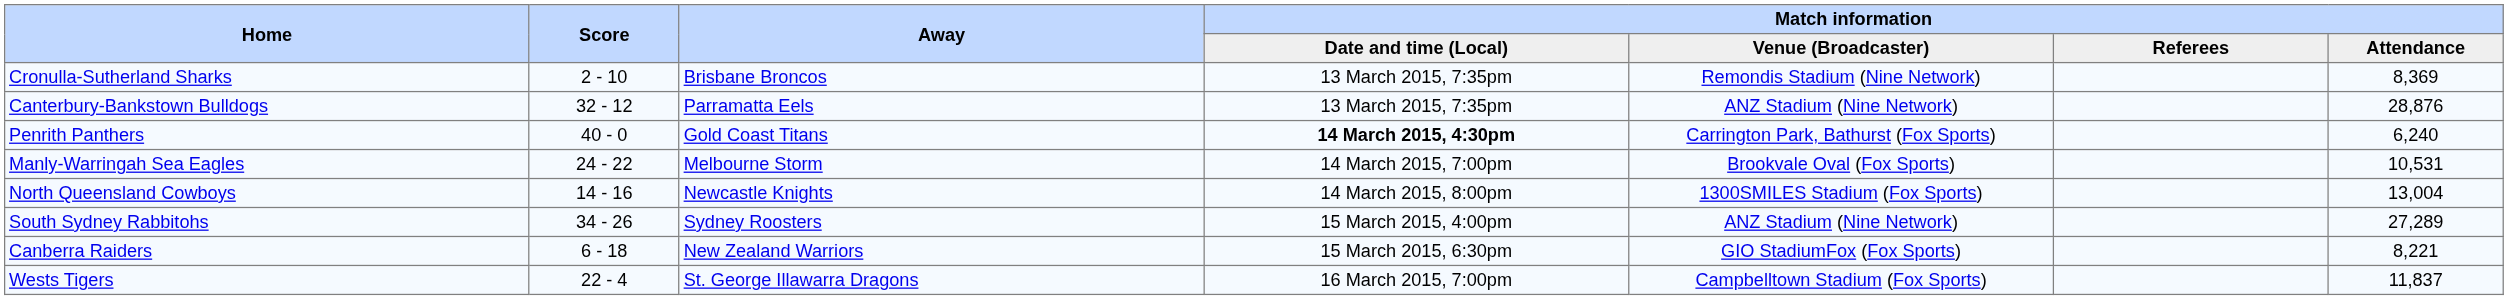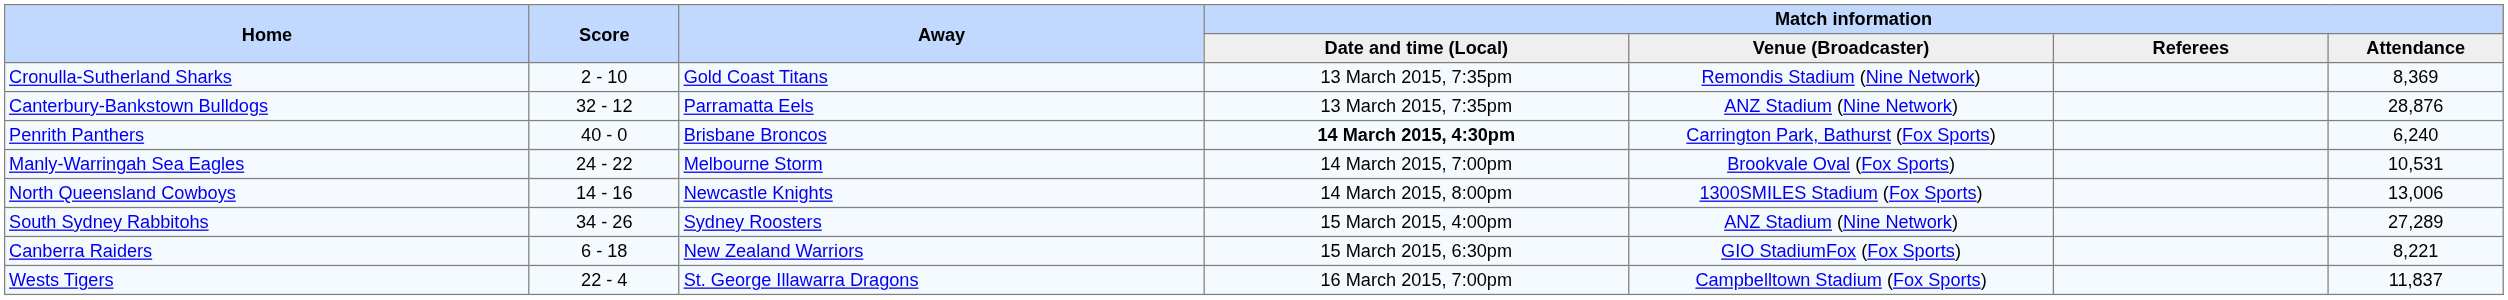(755, 77) Brisbane Broncos -> (756, 77) Gold Coast Titans
(756, 135) Gold Coast Titans -> (755, 135) Brisbane Broncos
(2416, 193) 13,004 -> (2416, 193) 13,006
